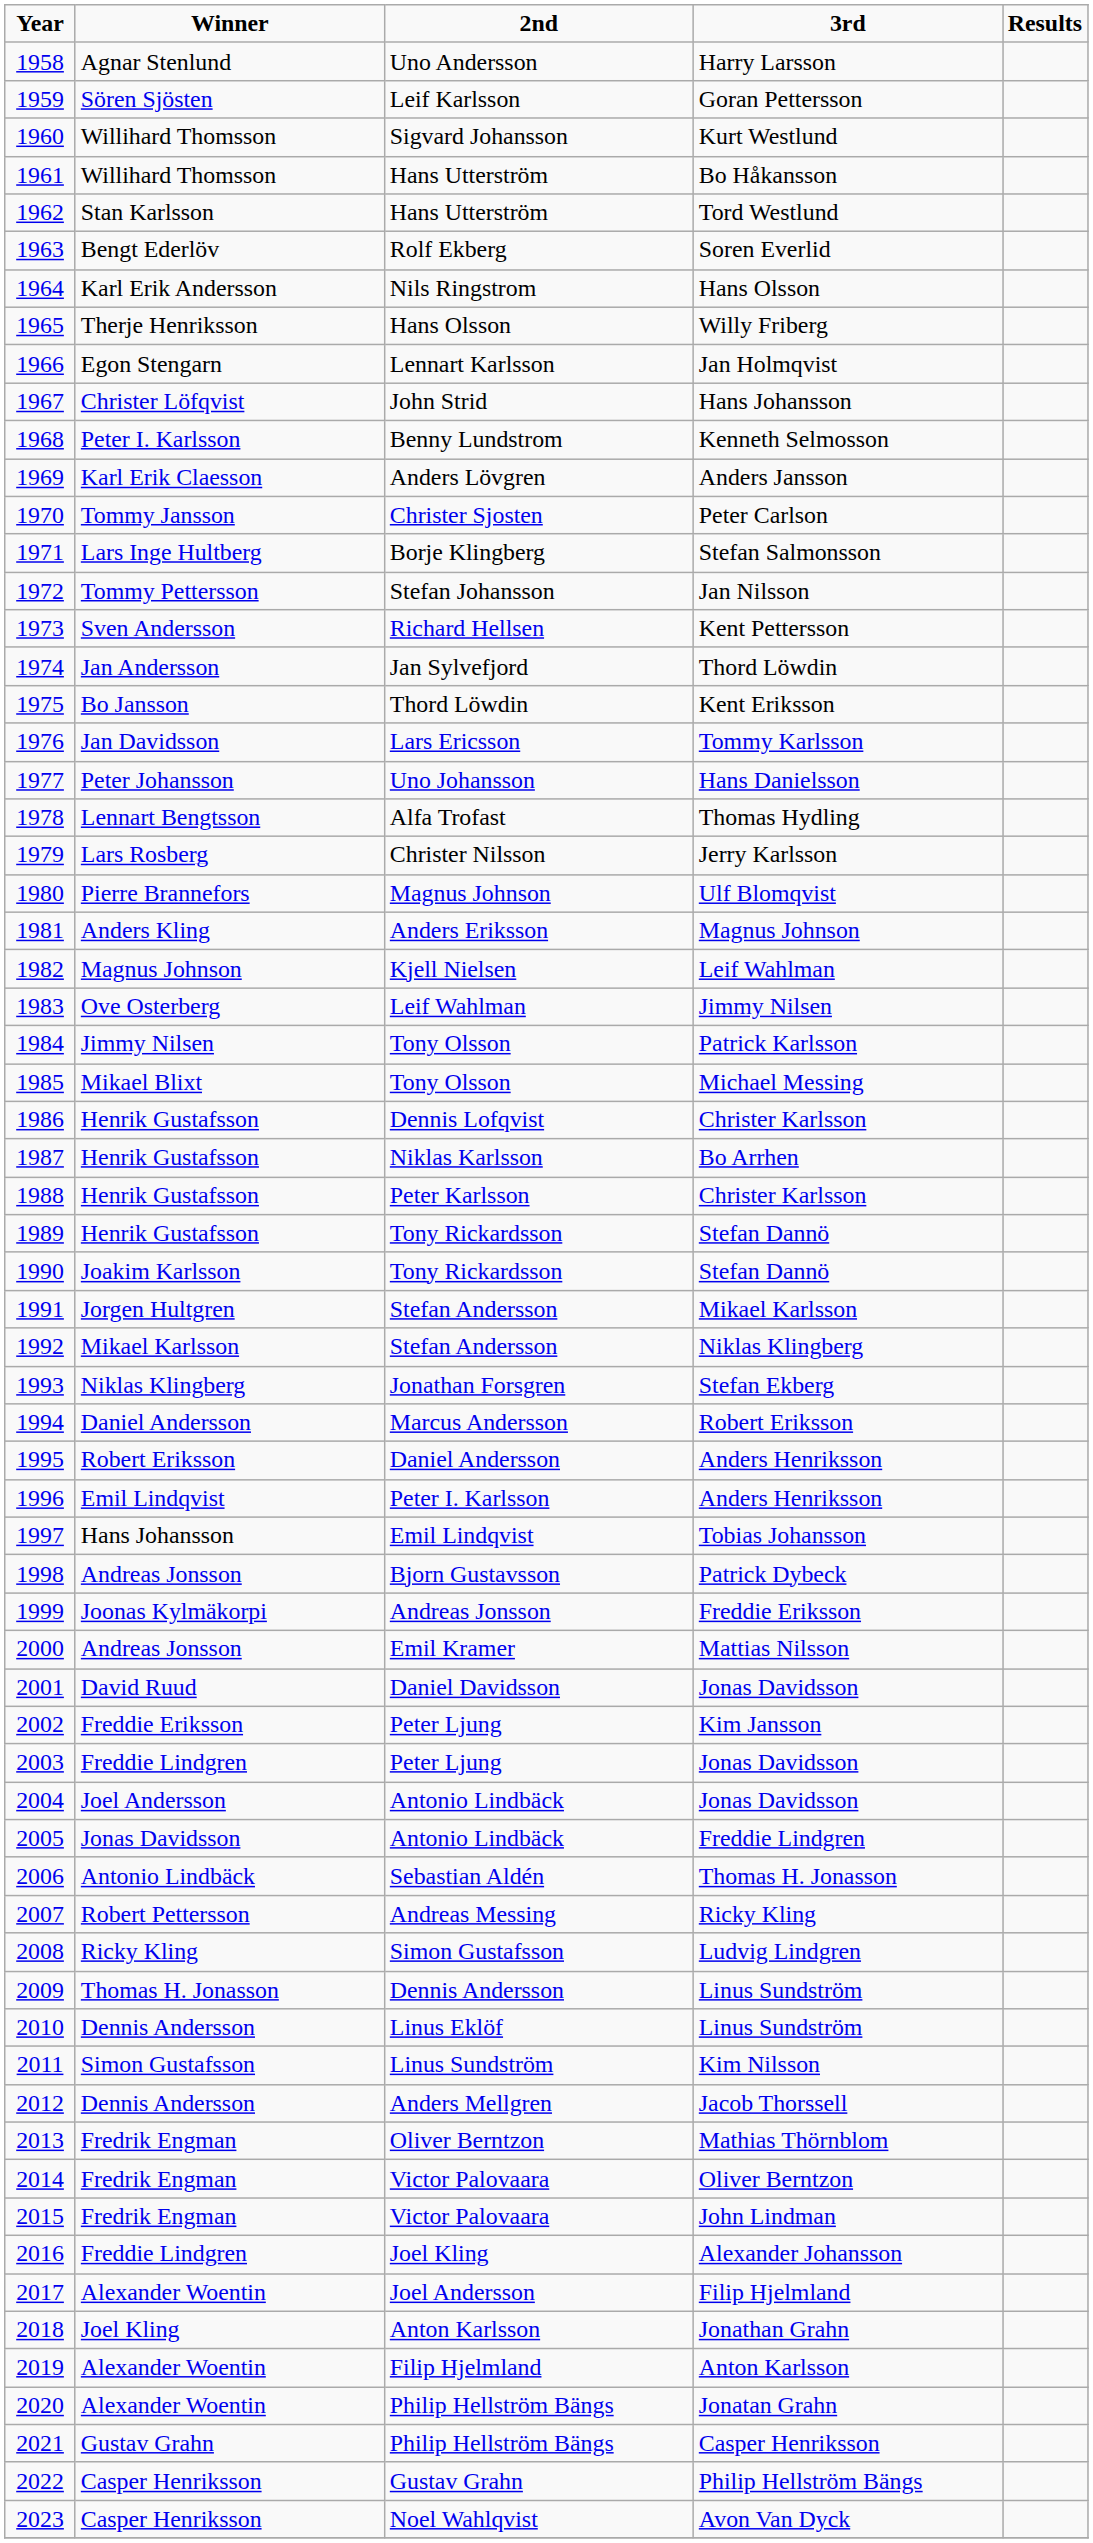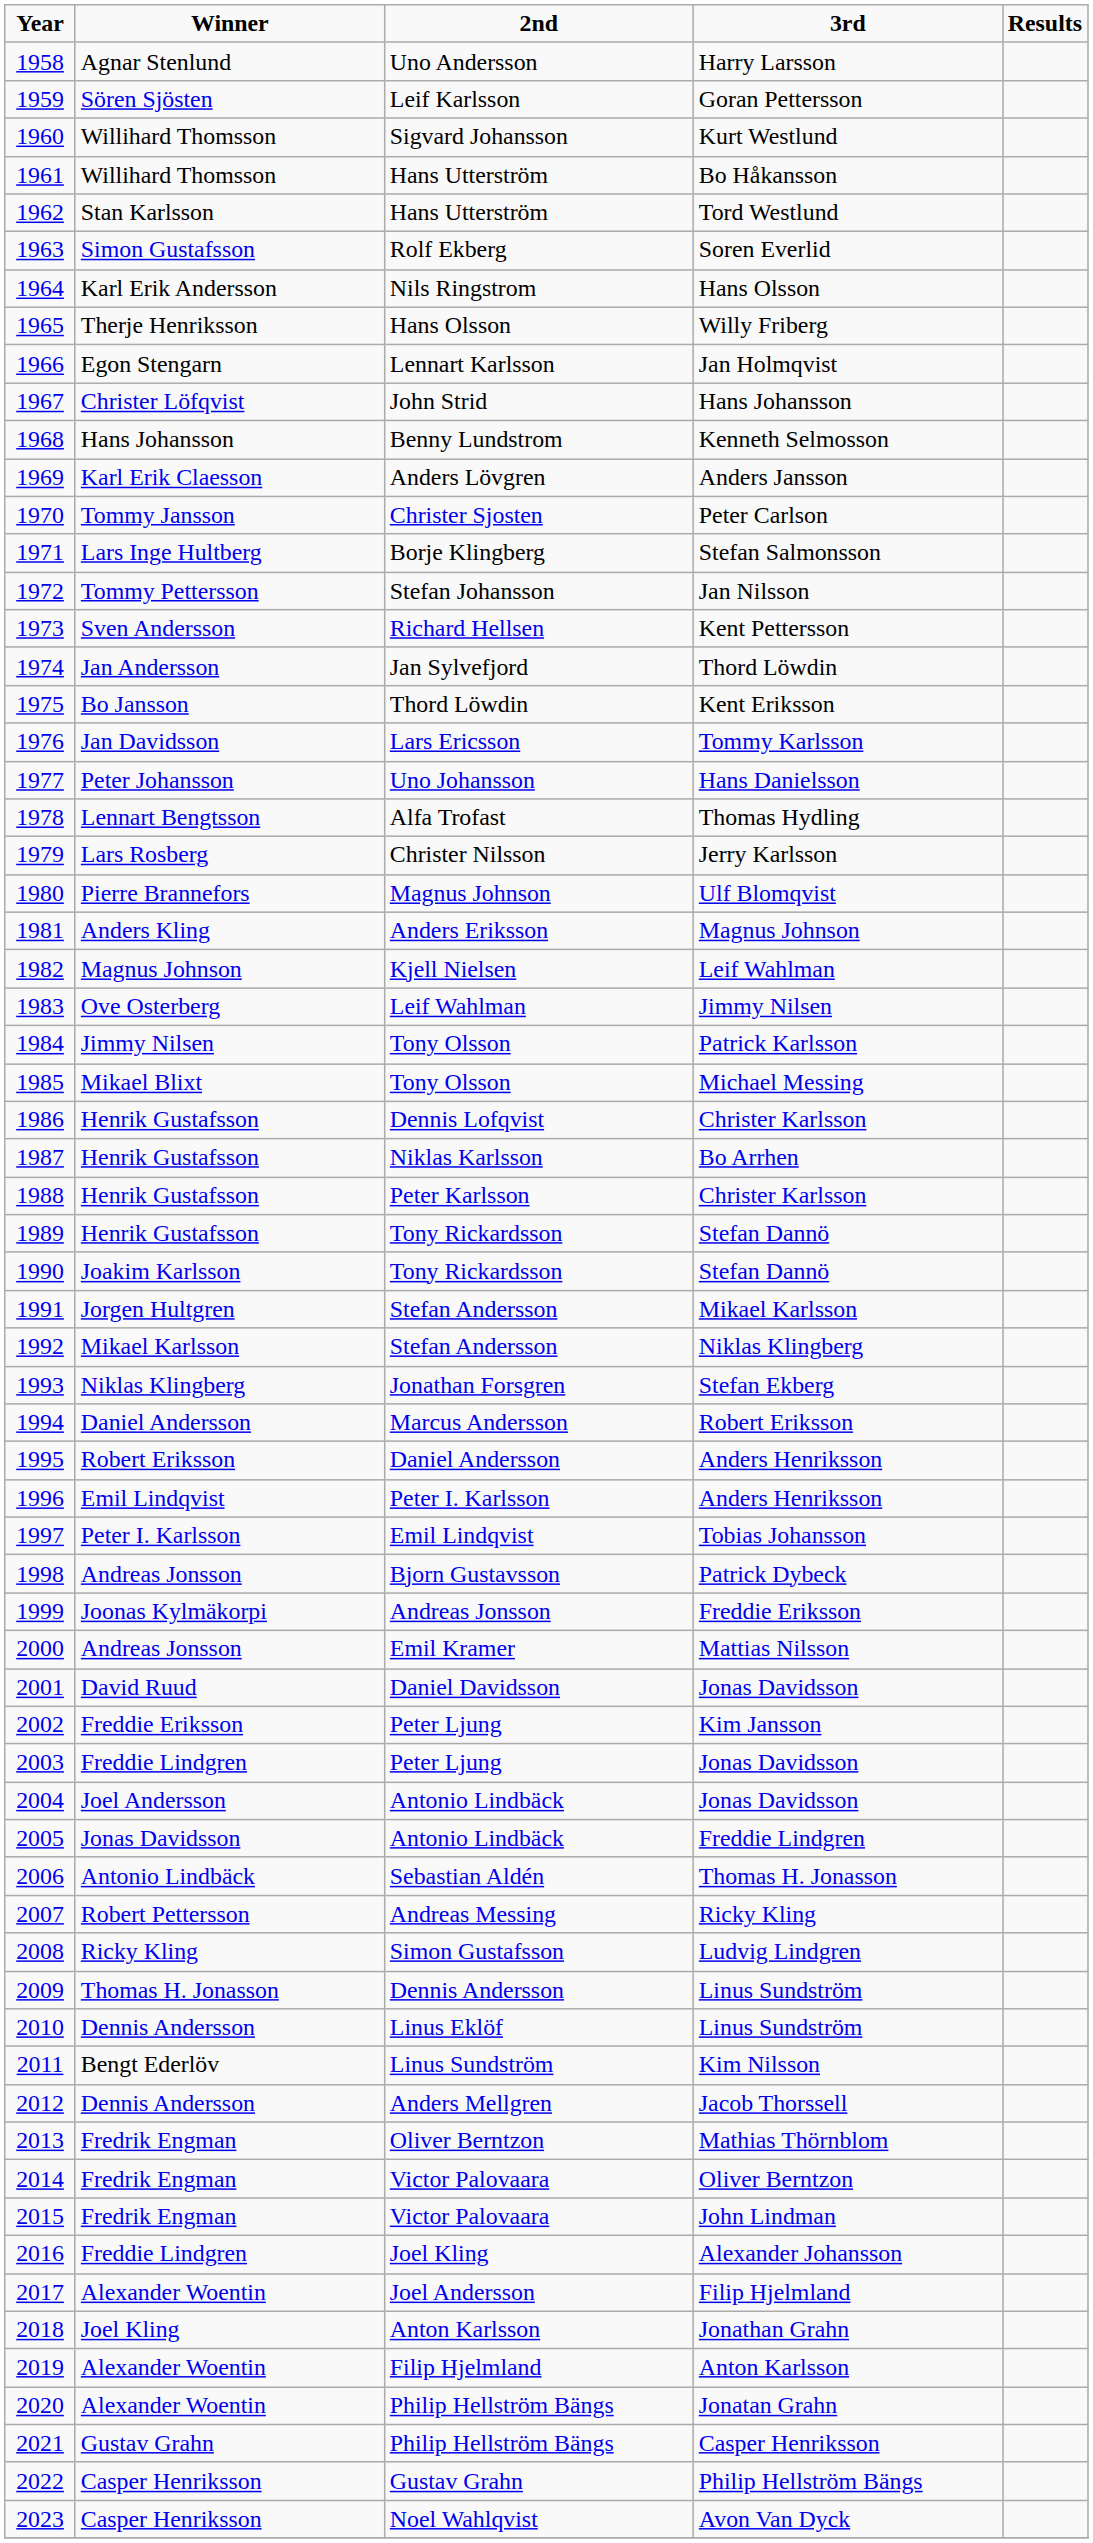(150, 250) Bengt Ederlöv -> (168, 250) Simon Gustafsson
(161, 439) Peter I. Karlsson -> (157, 439) Hans Johansson
(157, 1535) Hans Johansson -> (161, 1535) Peter I. Karlsson
(168, 2065) Simon Gustafsson -> (150, 2065) Bengt Ederlöv
